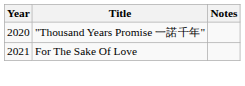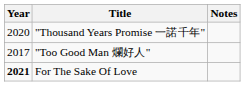+ row: (93, 52)
(18, 51) normal -> (18, 71) bold
